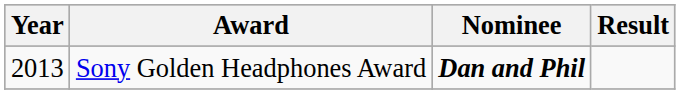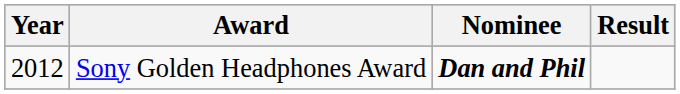(37, 67) 2013 -> (37, 67) 2012
